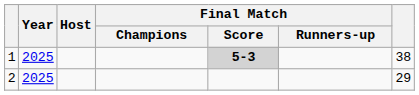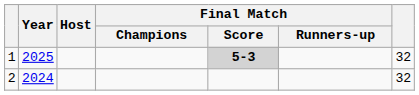(403, 58) 38 -> (403, 58) 32
(38, 80) 2025 -> (38, 80) 2024
(403, 80) 29 -> (403, 80) 32
